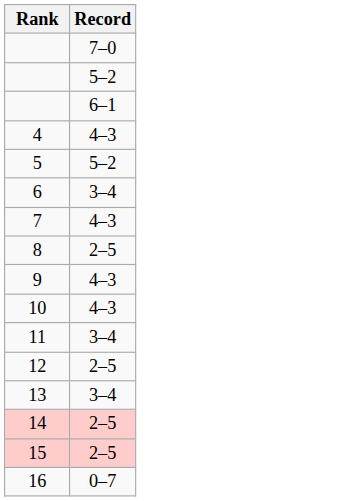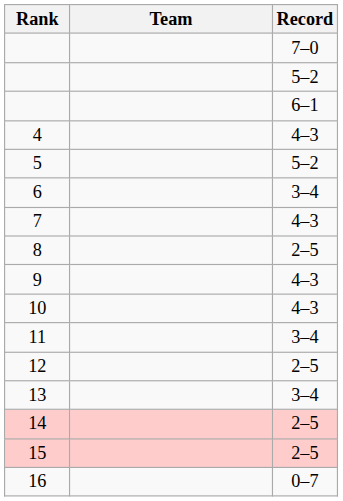+ column: (171, 18)
